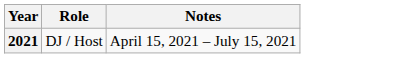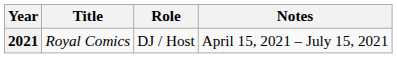+ column: (88, 16)
